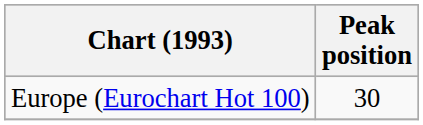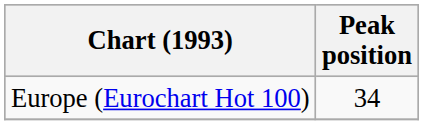(367, 97) 30 -> (367, 97) 34
